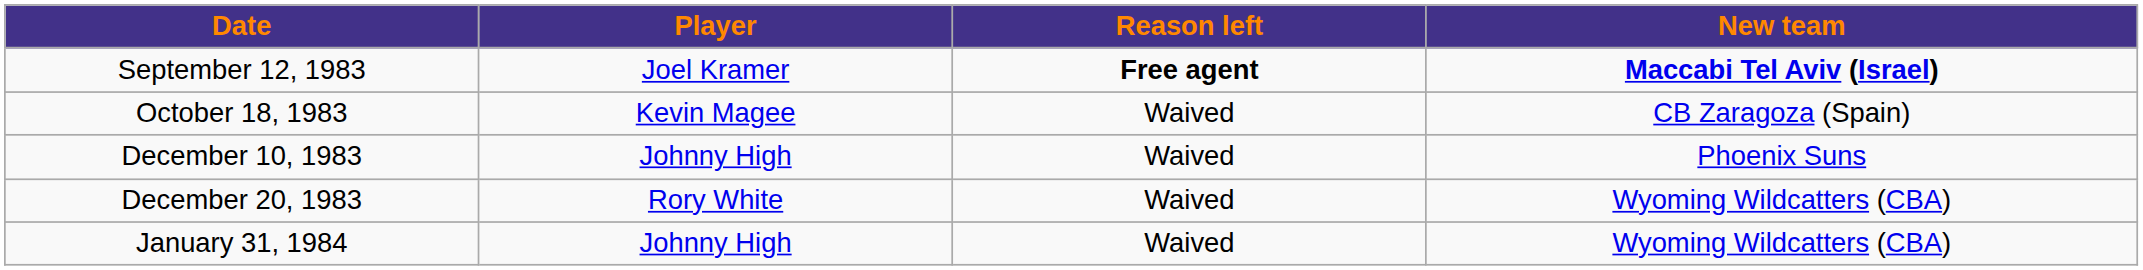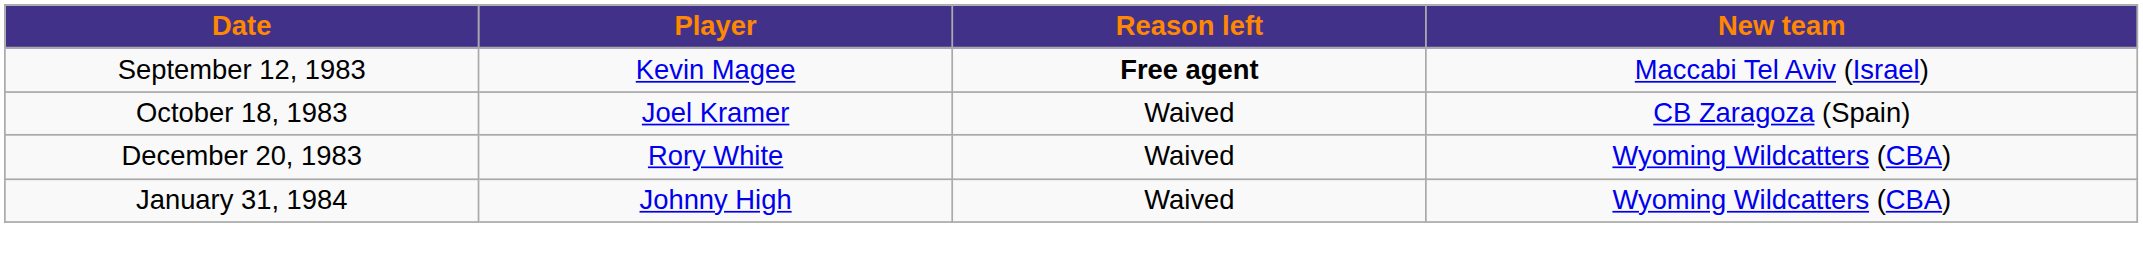(716, 69) Joel Kramer -> (716, 69) Kevin Magee
(1782, 69) bold -> (1782, 69) normal
(716, 112) Kevin Magee -> (716, 112) Joel Kramer
- row: (242, 156)
